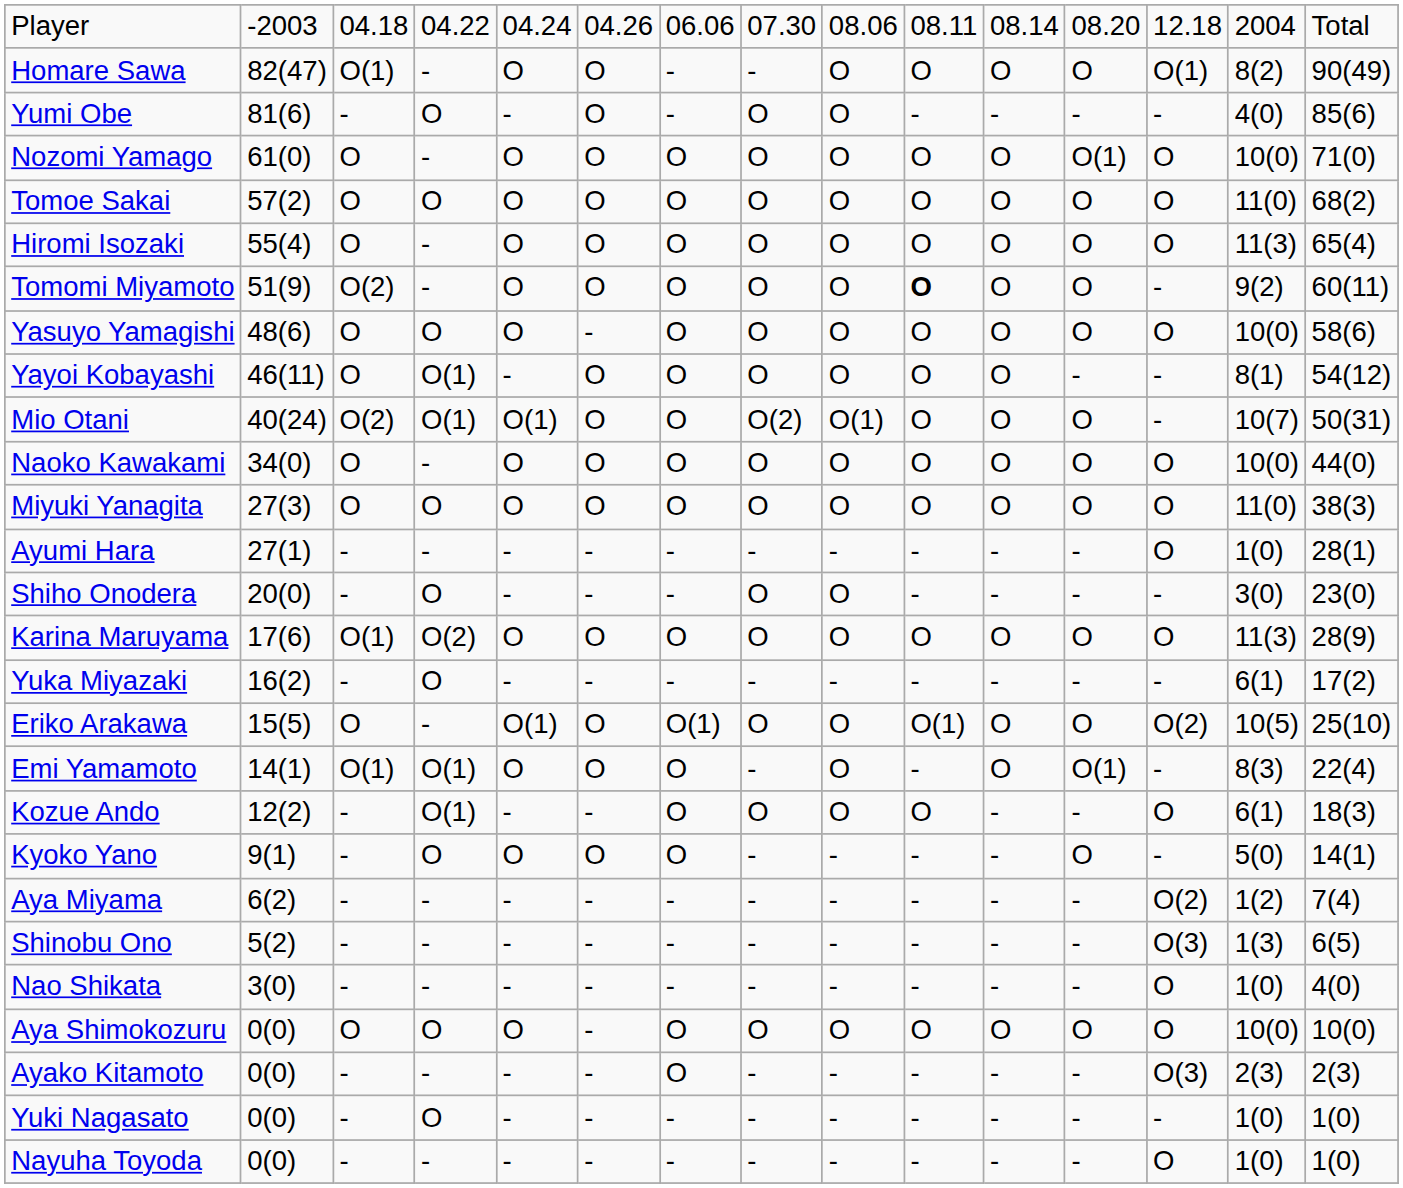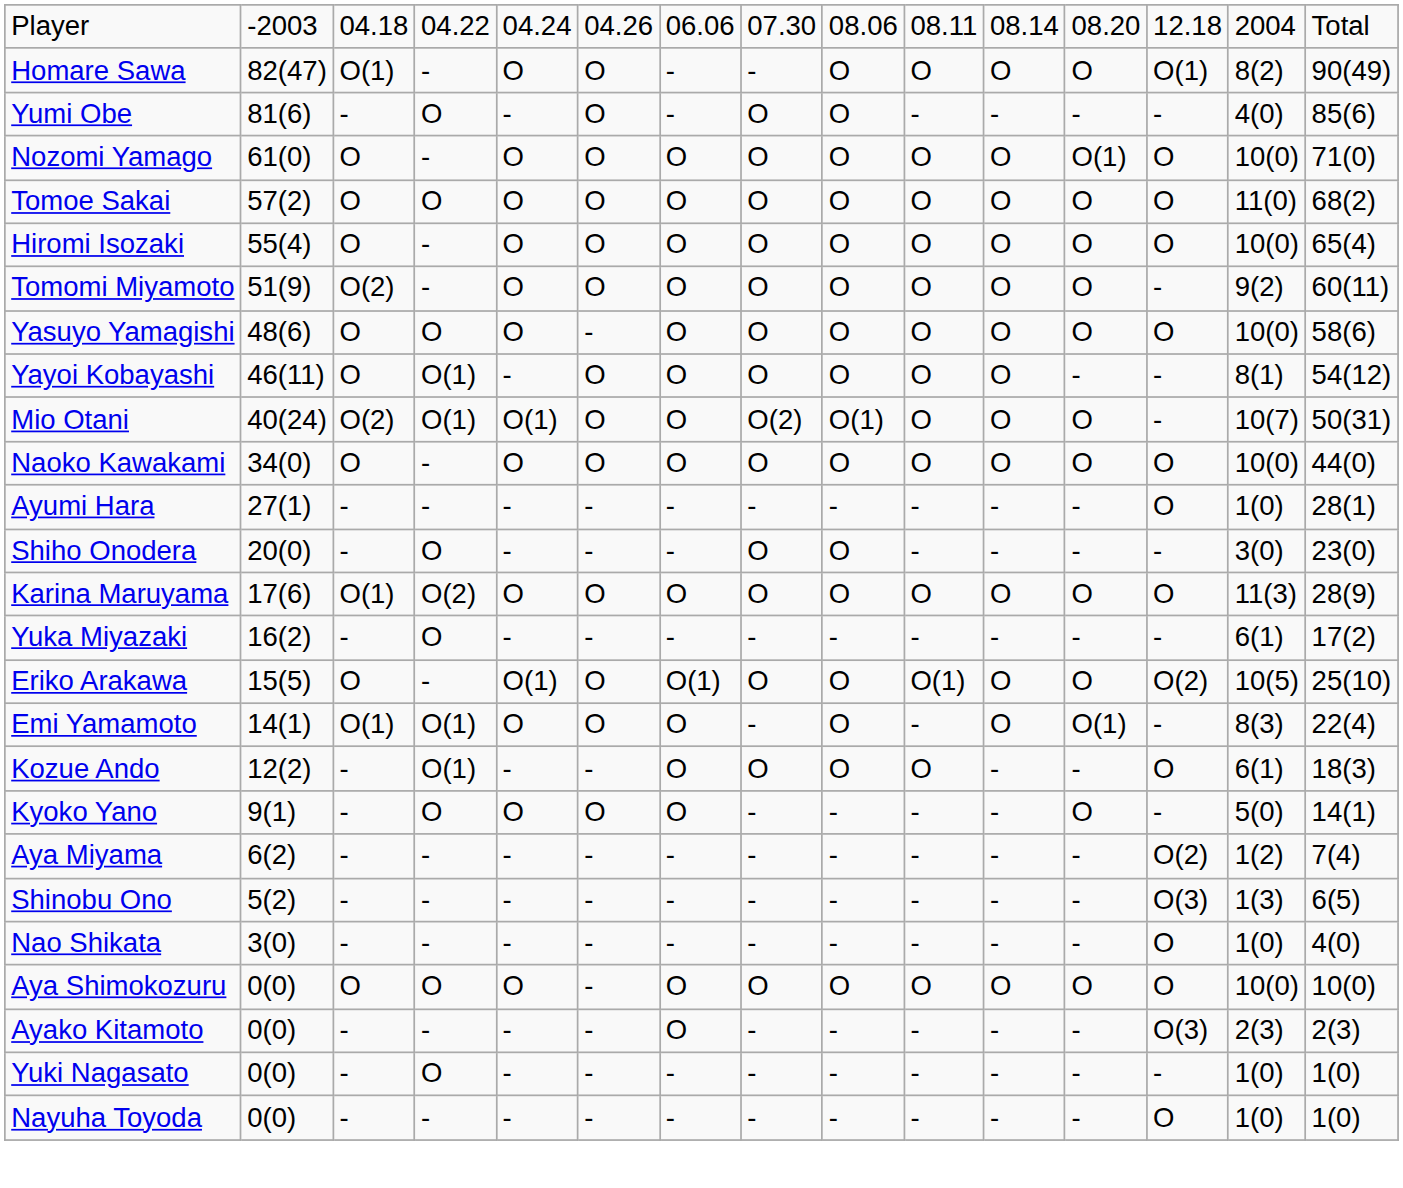(1266, 244) 11(3) -> (1267, 244) 10(0)
(921, 288) bold -> (921, 288) normal
- row: (107, 506)
